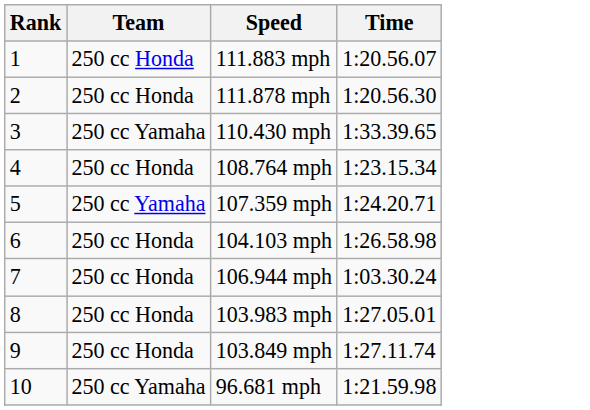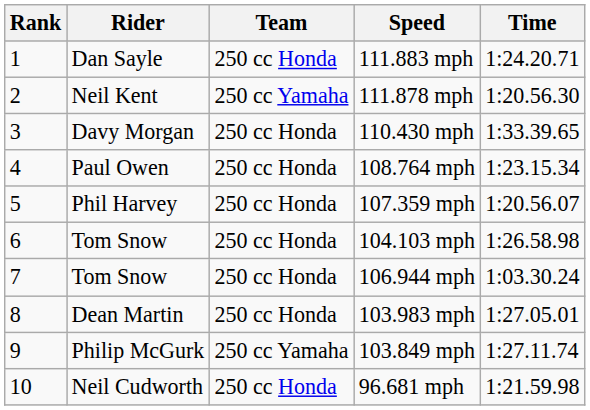+ column: (138, 22)
(389, 59) 1:20.56.07 -> (532, 59) 1:24.20.71
(133, 95) 250 cc Honda -> (281, 95) 250 cc Yamaha
(138, 131) 250 cc Yamaha -> (276, 131) 250 cc Honda
(138, 204) 250 cc Yamaha -> (276, 204) 250 cc Honda
(389, 204) 1:24.20.71 -> (532, 204) 1:20.56.07
(133, 349) 250 cc Honda -> (281, 349) 250 cc Yamaha
(138, 386) 250 cc Yamaha -> (276, 386) 250 cc Honda
